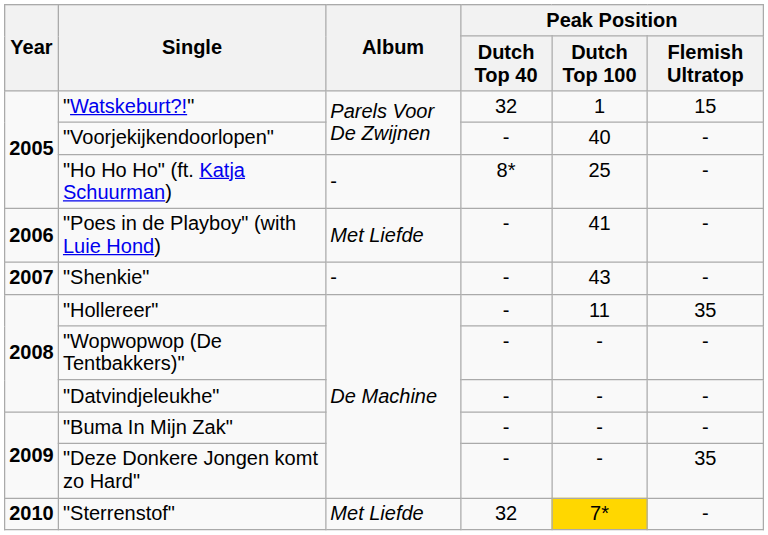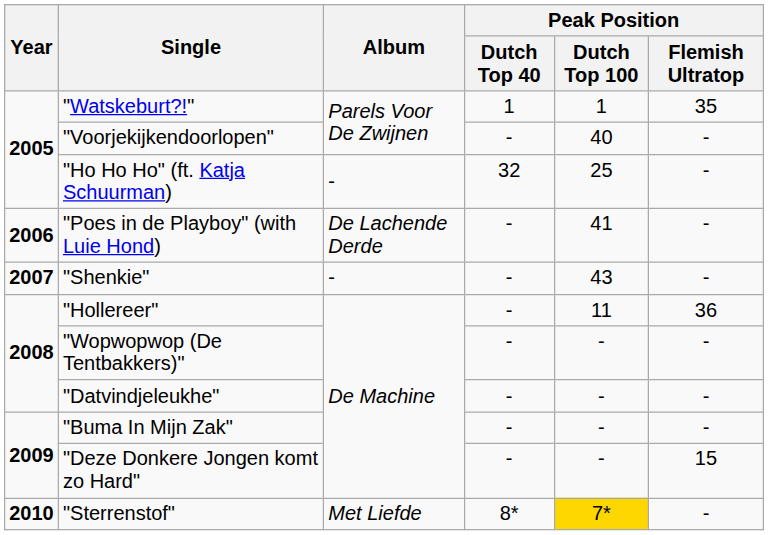(506, 106) 32 -> (509, 106) 1
(705, 106) 15 -> (706, 106) 35
(506, 169) 8* -> (509, 169) 32
(377, 235) Met Liefde -> (388, 235) De Lachende Derde
(705, 309) 35 -> (706, 309) 36
(705, 459) 35 -> (706, 459) 15
(506, 513) 32 -> (509, 513) 8*
